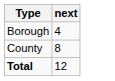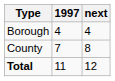+ column: (67, 13)
